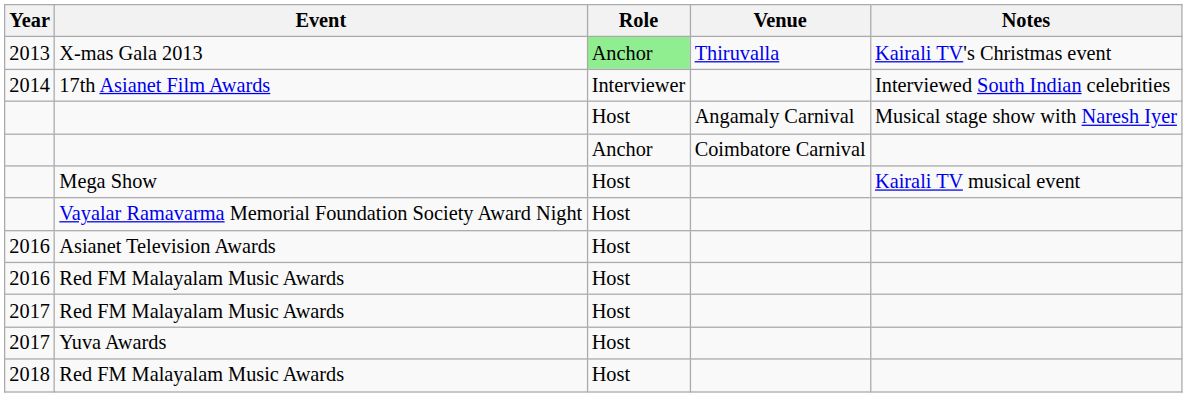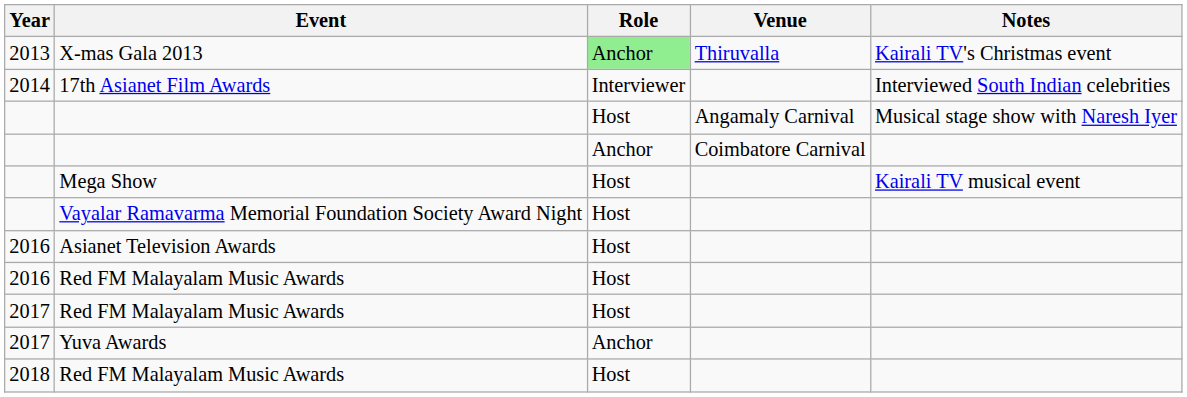(611, 342) Host -> (622, 342) Anchor
